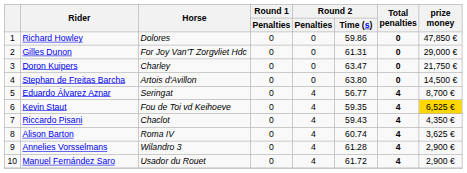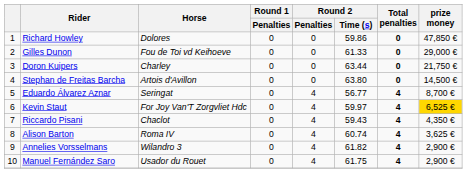(194, 52) For Joy Van'T Zorgvliet Hdc -> (186, 52) Fou de Toi vd Keihoeve
(356, 52) 61.31 -> (356, 52) 61.33
(356, 66) 63.47 -> (356, 66) 63.44
(186, 107) Fou de Toi vd Keihoeve -> (194, 107) For Joy Van'T Zorgvliet Hdc
(356, 107) 59.35 -> (356, 107) 59.97
(356, 148) 61.28 -> (356, 148) 61.82
(356, 162) 61.72 -> (356, 162) 61.75
